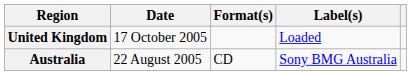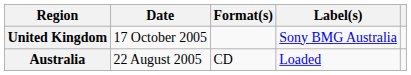(300, 37) Loaded -> (338, 37) Sony BMG Australia
(338, 59) Sony BMG Australia -> (300, 59) Loaded
